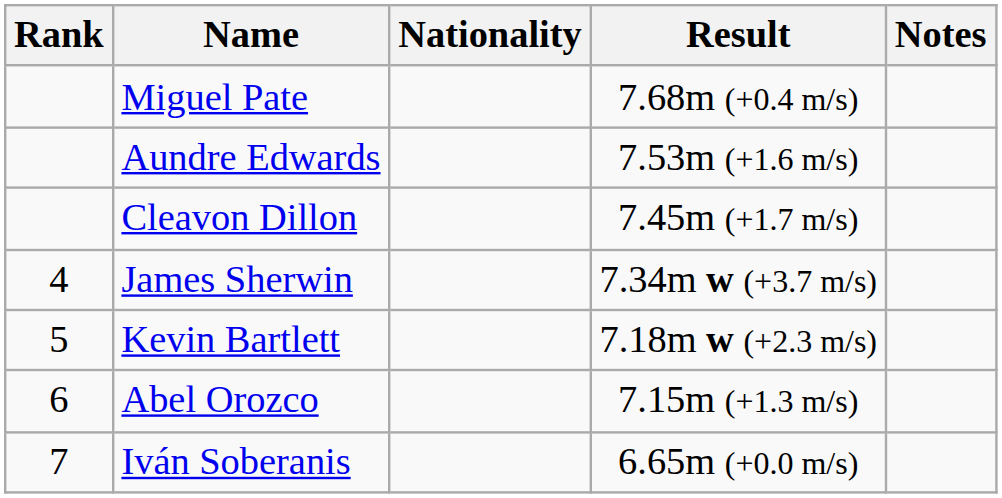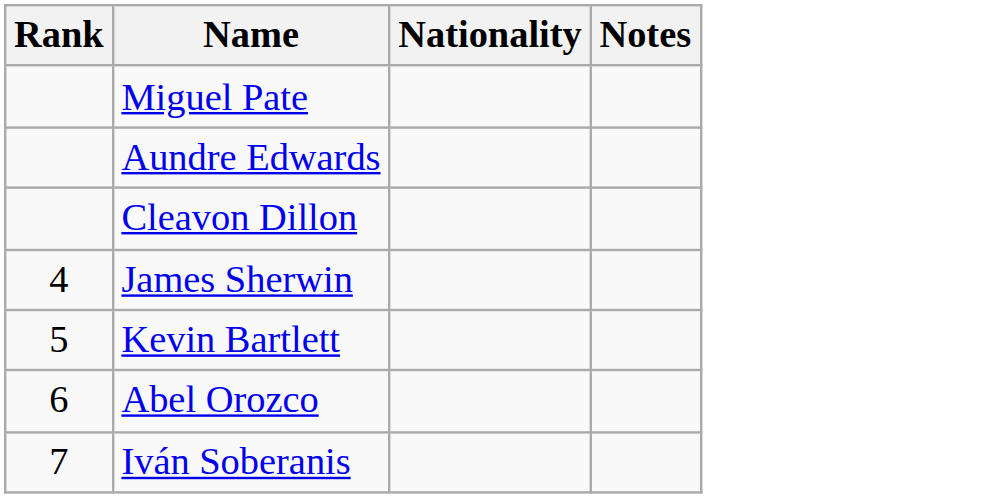- column: (738, 34)
